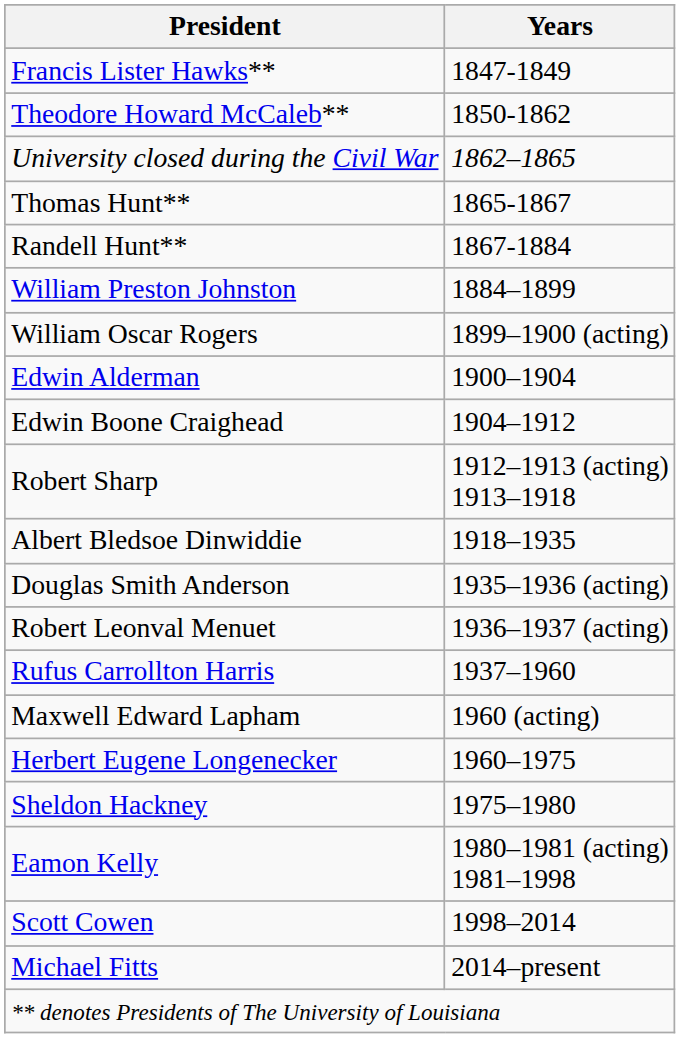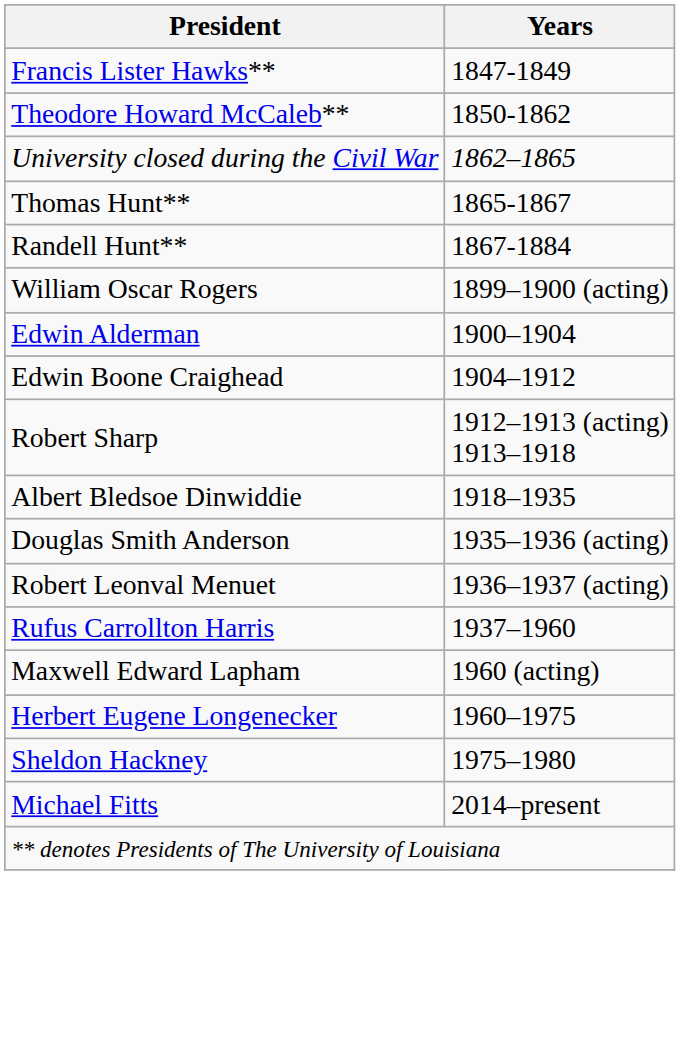- row: (154, 289)
- row: (85, 863)
- row: (82, 922)
